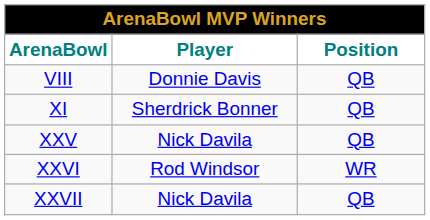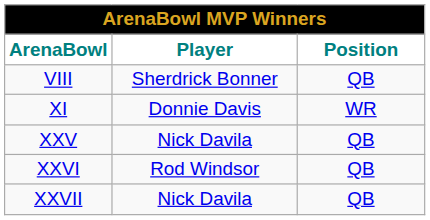(205, 79) Donnie Davis -> (205, 79) Sherdrick Bonner
(205, 109) Sherdrick Bonner -> (205, 109) Donnie Davis
(361, 109) QB -> (361, 109) WR
(361, 169) WR -> (361, 169) QB
